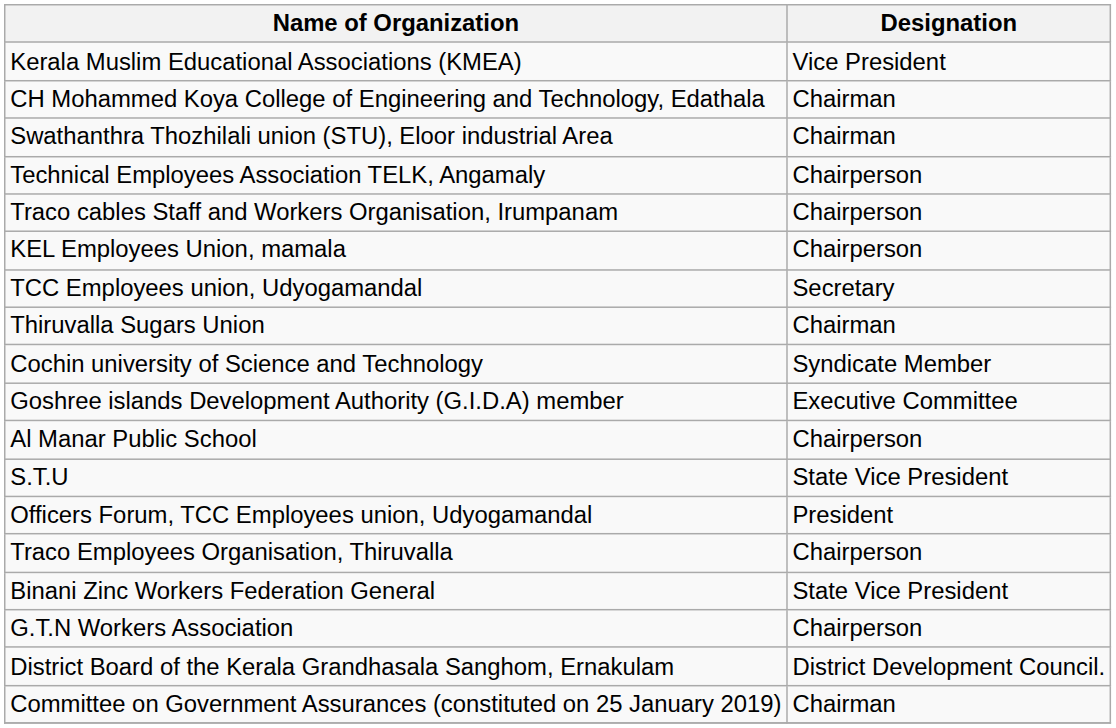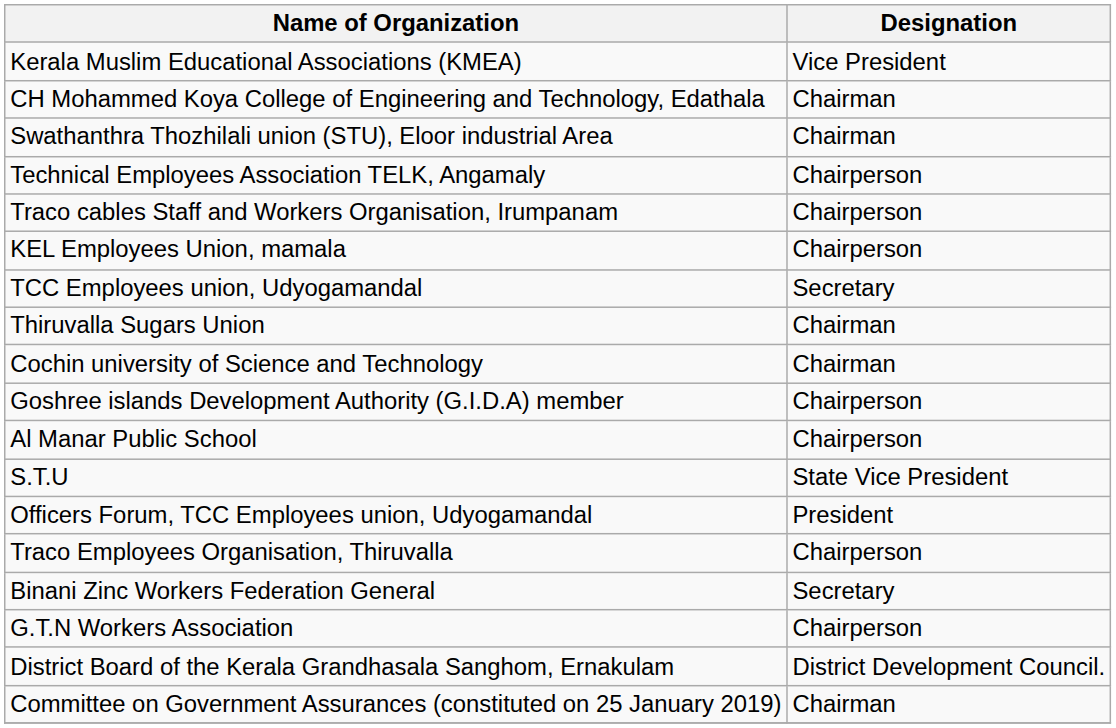(892, 363) Syndicate Member -> (844, 363) Chairman
(905, 401) Executive Committee -> (857, 401) Chairperson
(900, 590) State Vice President -> (843, 590) Secretary
